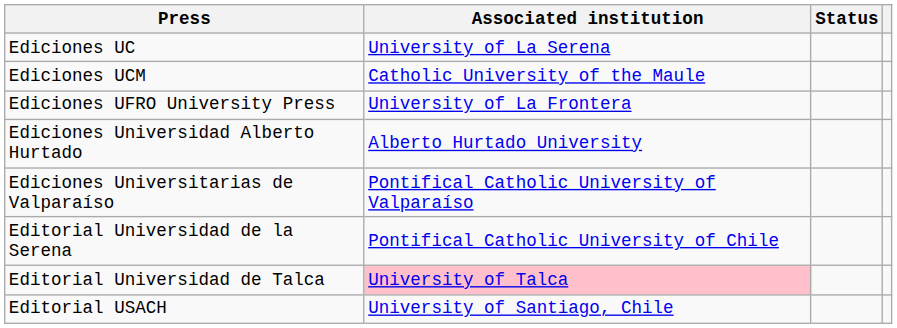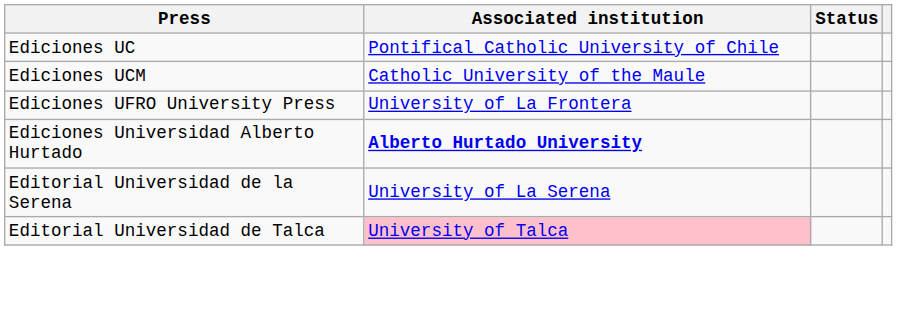(489, 48) University of La Serena -> (574, 48) Pontifical Catholic University of Chile
(505, 144) normal -> (505, 144) bold
- row: (151, 192)
(574, 241) Pontifical Catholic University of Chile -> (489, 192) University of La Serena
- row: (88, 309)
